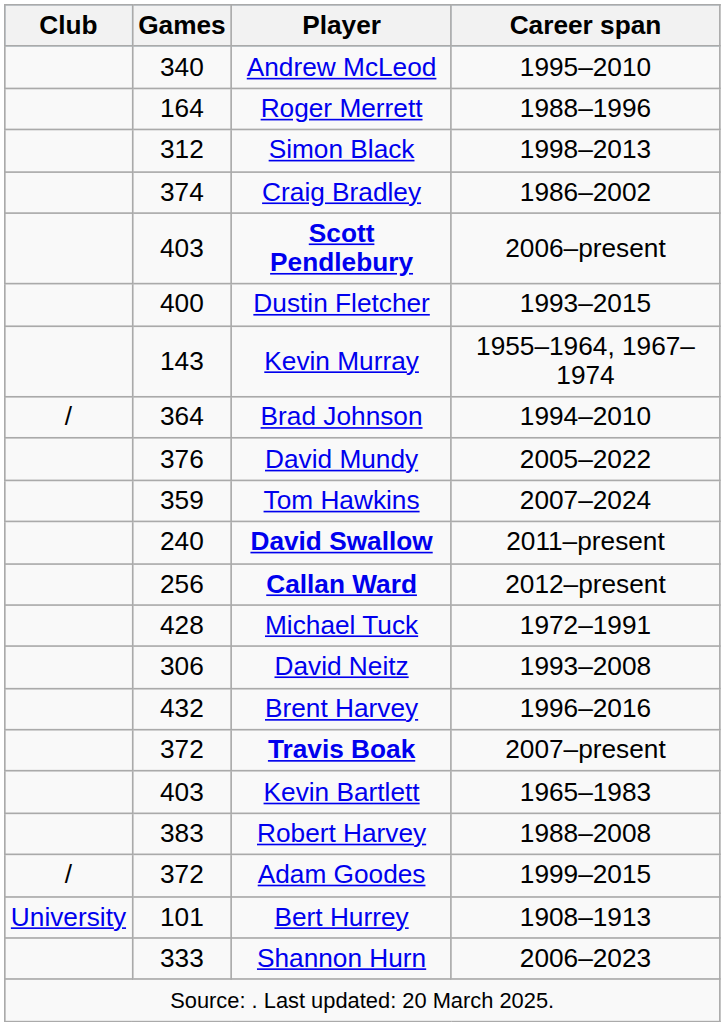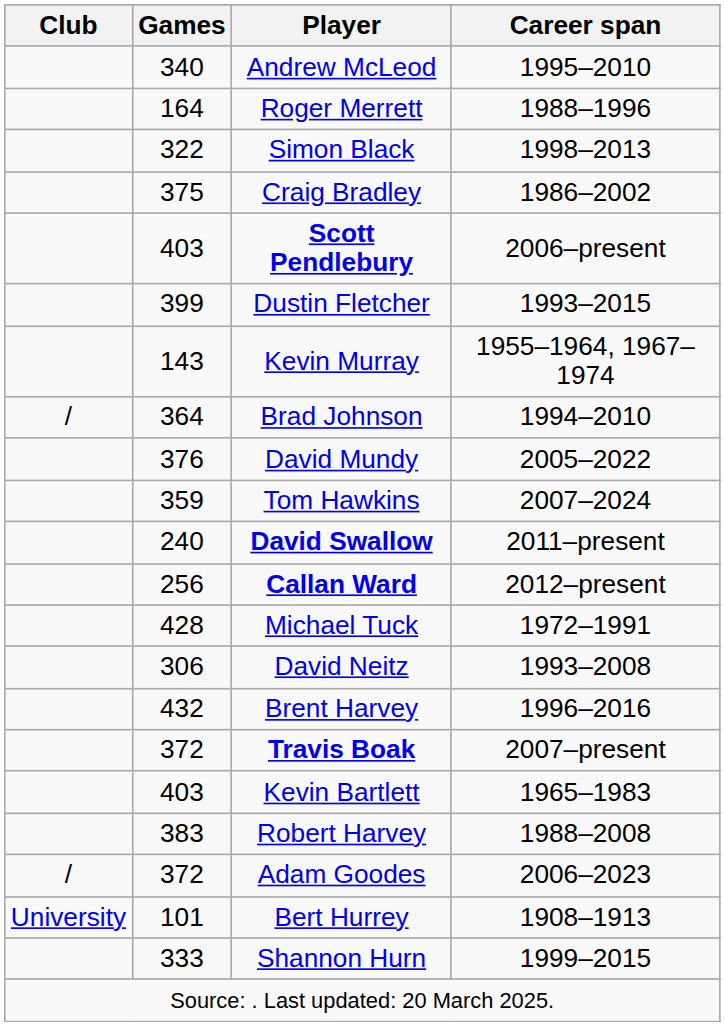(182, 150) 312 -> (182, 150) 322
(182, 191) 374 -> (182, 191) 375
(182, 304) 400 -> (182, 304) 399
(585, 875) 1999–2015 -> (585, 875) 2006–2023
(585, 958) 2006–2023 -> (585, 958) 1999–2015
